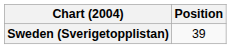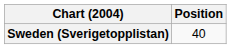(199, 33) 39 -> (199, 33) 40
